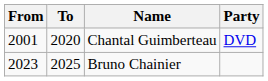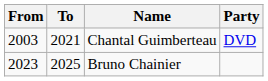(23, 40) 2001 -> (23, 40) 2003
(66, 40) 2020 -> (66, 40) 2021
